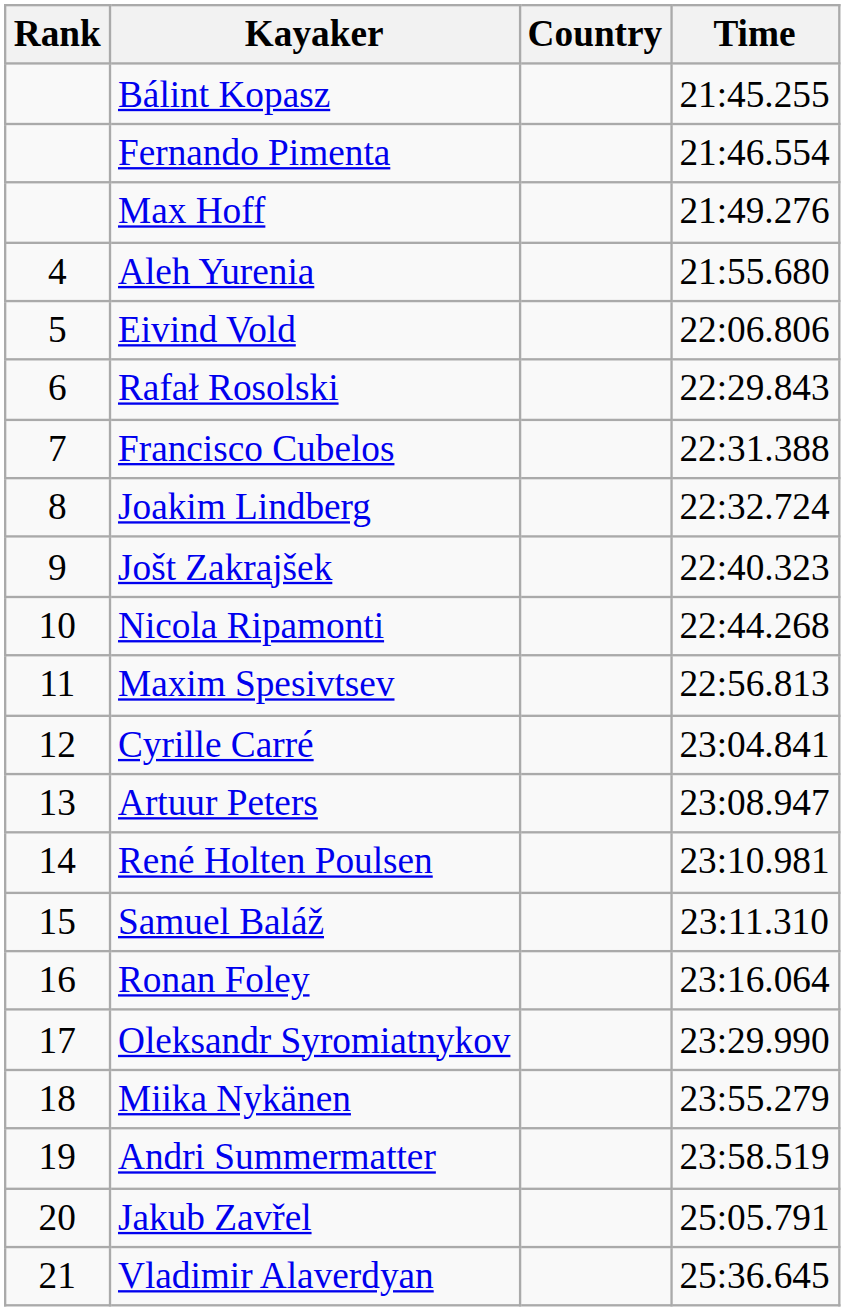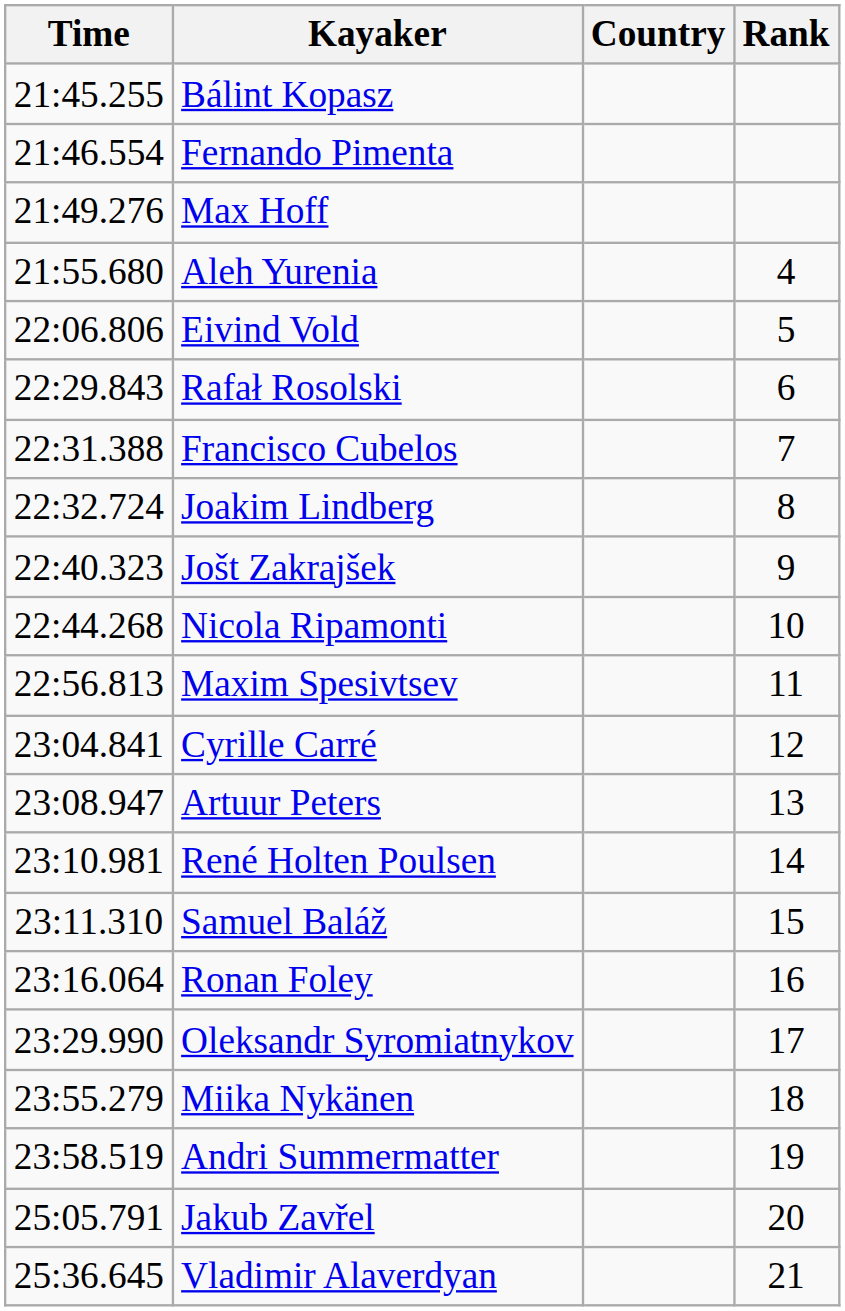columns swapped: (57, 34) <-> (754, 34)
